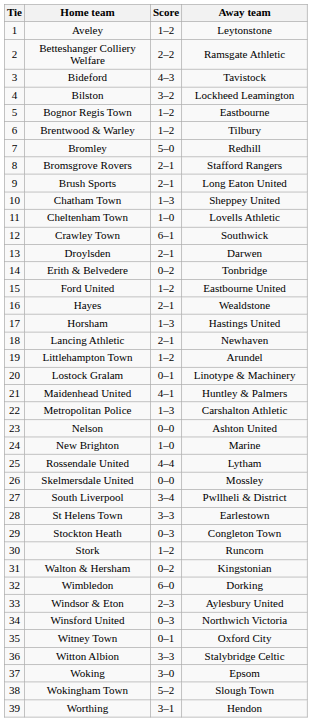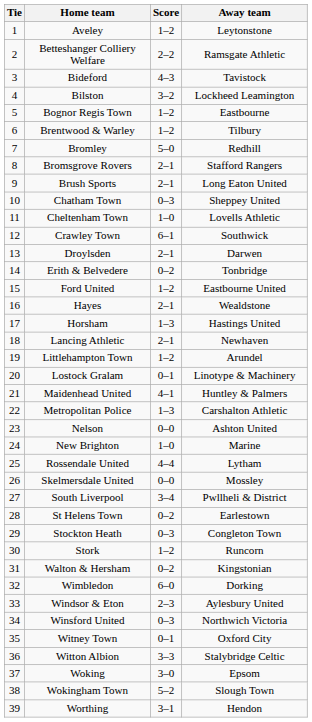(166, 200) 1–3 -> (166, 200) 0–3
(166, 515) 3–3 -> (166, 515) 0–2
